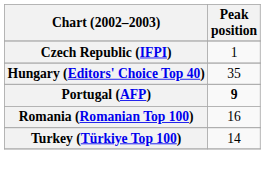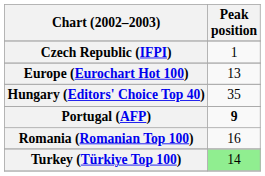+ row: (106, 73)
(234, 138) no background -> (234, 159) lightgreen background
